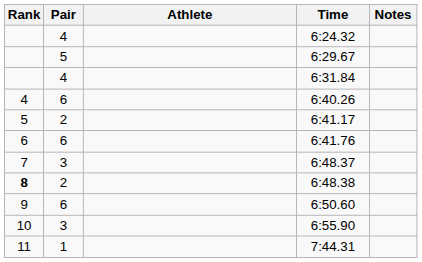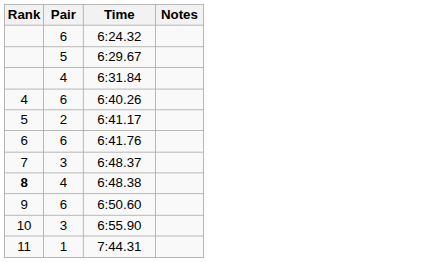- column: (190, 15)
(63, 36) 4 -> (63, 36) 6
(63, 183) 2 -> (63, 183) 4
